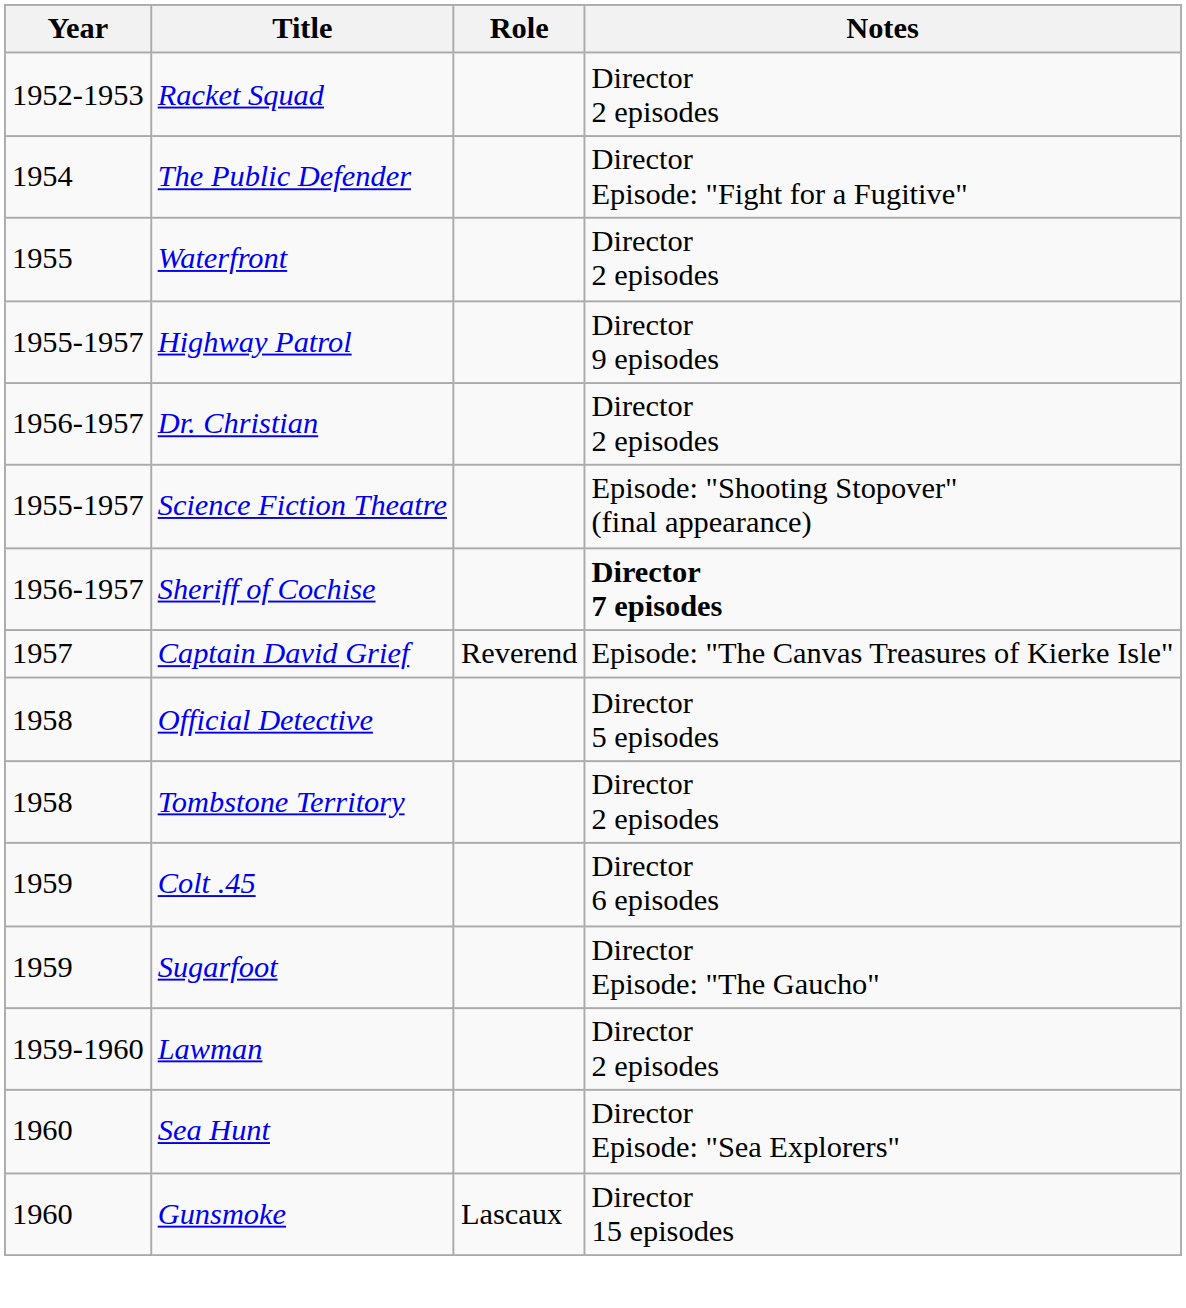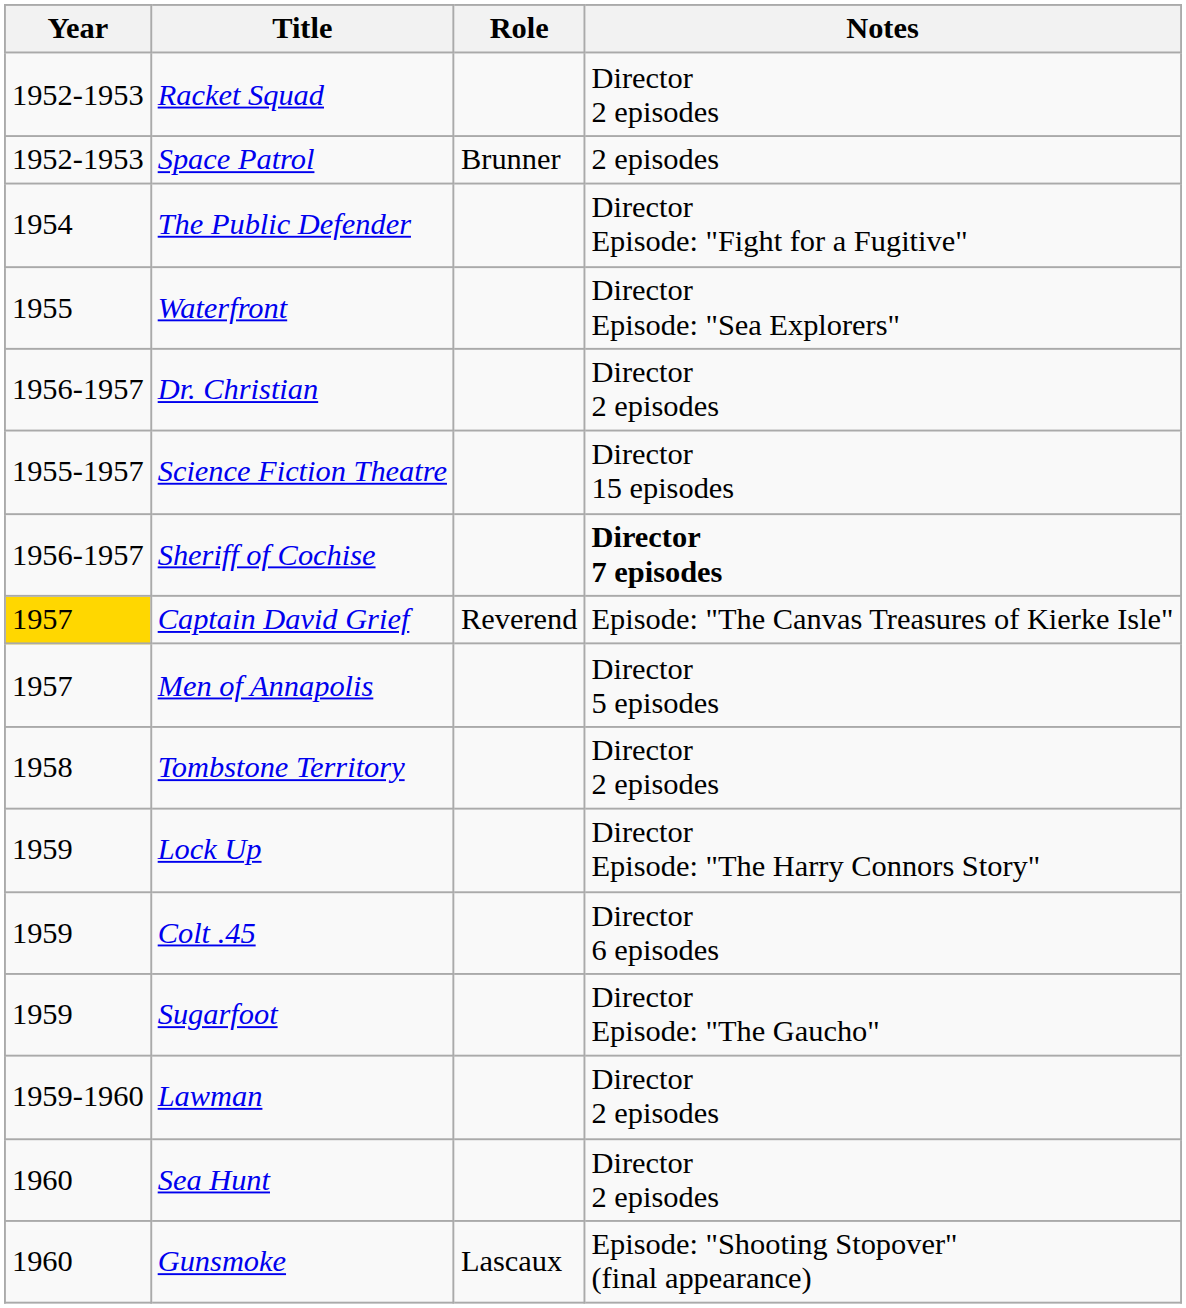+ row: (236, 159)
(655, 258) Director 2 episodes -> (746, 306) Director Episode: "Sea Explorers"
- row: (255, 341)
(774, 505) Episode: "Shooting Stopover" (final appearance) -> (663, 471) Director 15 episodes
(42, 653) no background -> (42, 619) gold background
+ row: (266, 684)
- row: (265, 719)
+ row: (210, 849)
(746, 1131) Director Episode: "Sea Explorers" -> (655, 1179) Director 2 episodes
(663, 1213) Director 15 episodes -> (774, 1261) Episode: "Shooting Stopover" (final appearance)
